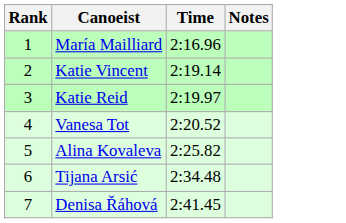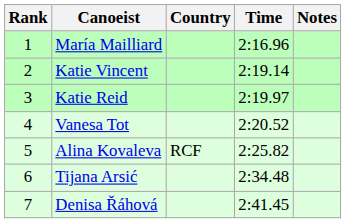+ column: (200, 17)
